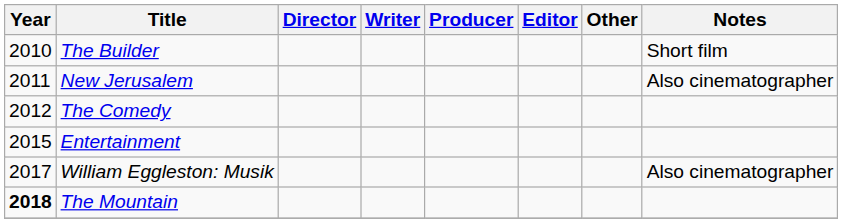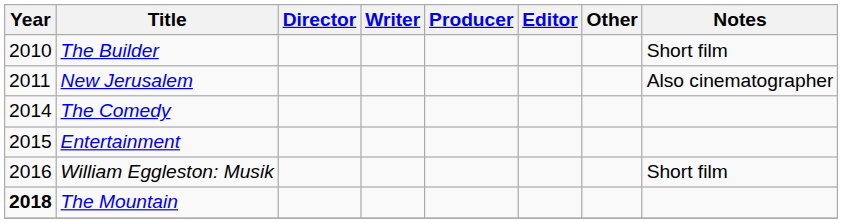(30, 111) 2012 -> (30, 111) 2014
(30, 171) 2017 -> (30, 171) 2016
(740, 171) Also cinematographer -> (687, 171) Short film
